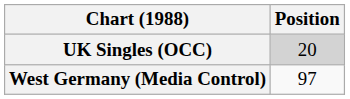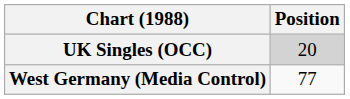(307, 79) 97 -> (307, 79) 77
